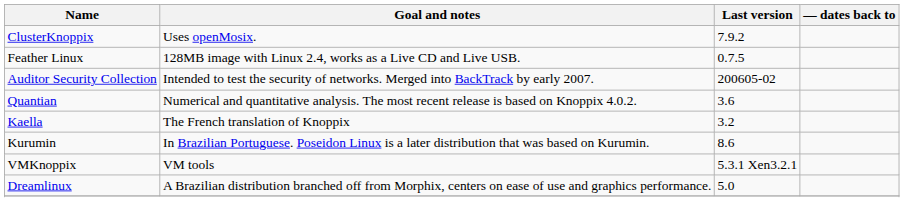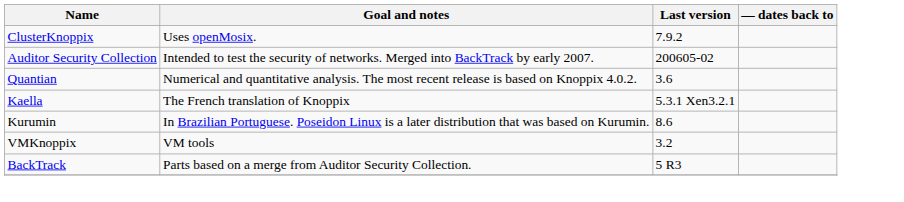- row: (45, 57)
(726, 121) 3.2 -> (695, 100) 5.3.1 Xen3.2.1
(757, 164) 5.3.1 Xen3.2.1 -> (664, 143) 3.2
- row: (40, 185)
+ row: (37, 164)
